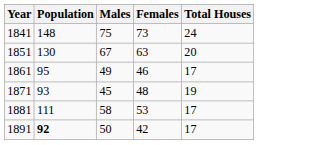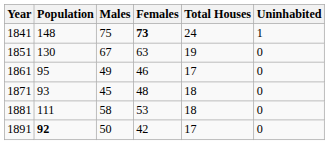+ column: (289, 14)
(142, 33) normal -> (142, 33) bold
(190, 52) 20 -> (190, 52) 19
(190, 91) 19 -> (190, 91) 18
(190, 110) 17 -> (190, 110) 18
